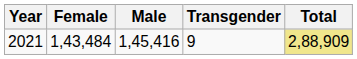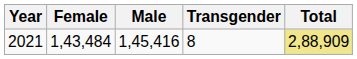(191, 41) 9 -> (191, 41) 8
